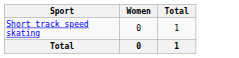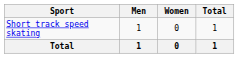+ column: (139, 11)
